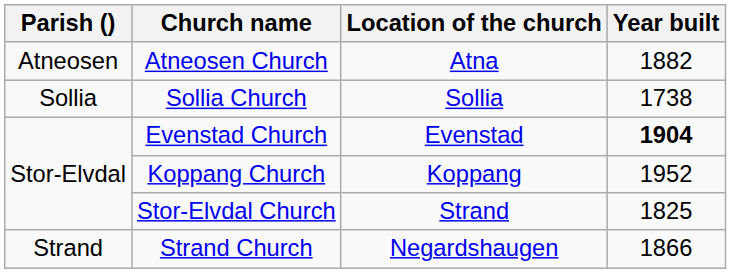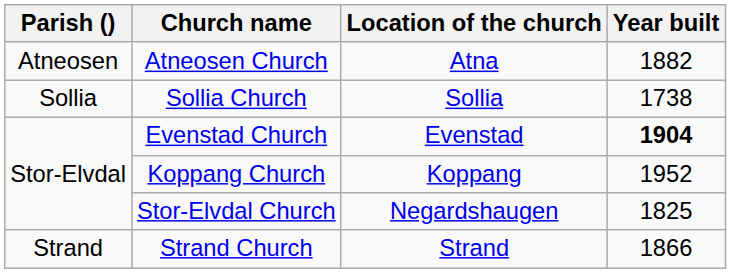(474, 211) Strand -> (474, 211) Negardshaugen
(474, 248) Negardshaugen -> (474, 248) Strand
